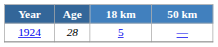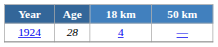(121, 32) 5 -> (121, 32) 4
